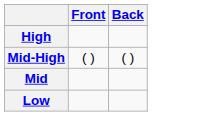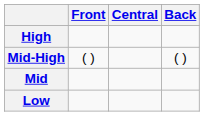+ column: (135, 15)
